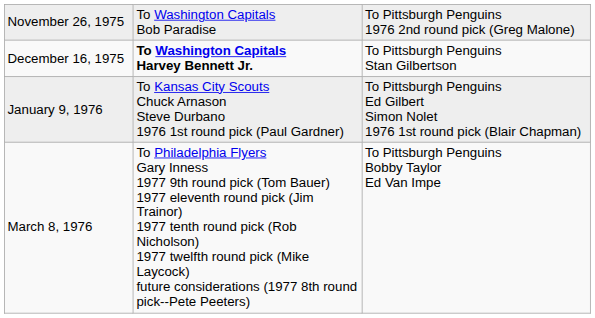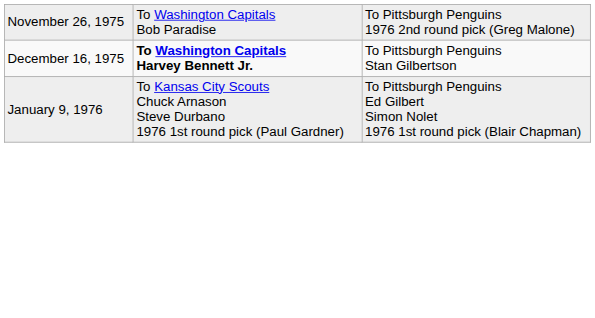- row: (50, 227)
